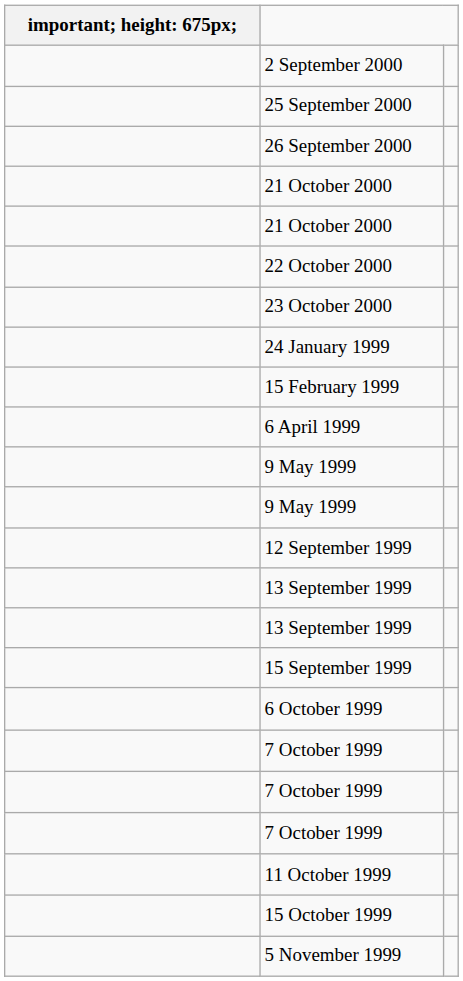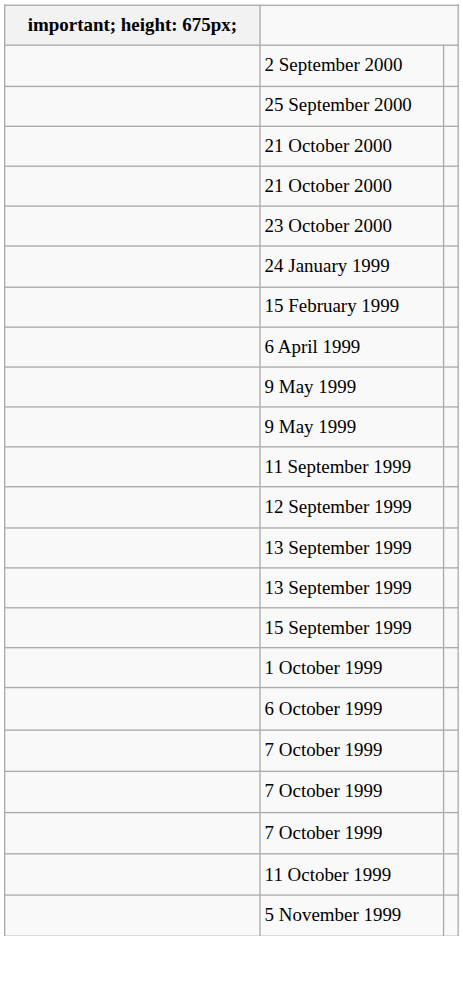- row: (132, 146)
- row: (132, 267)
+ row: (132, 467)
+ row: (132, 668)
- row: (132, 916)
